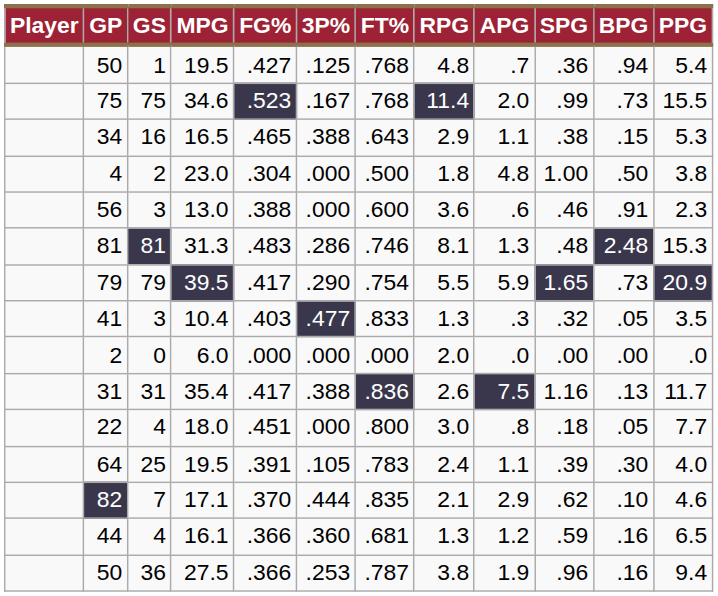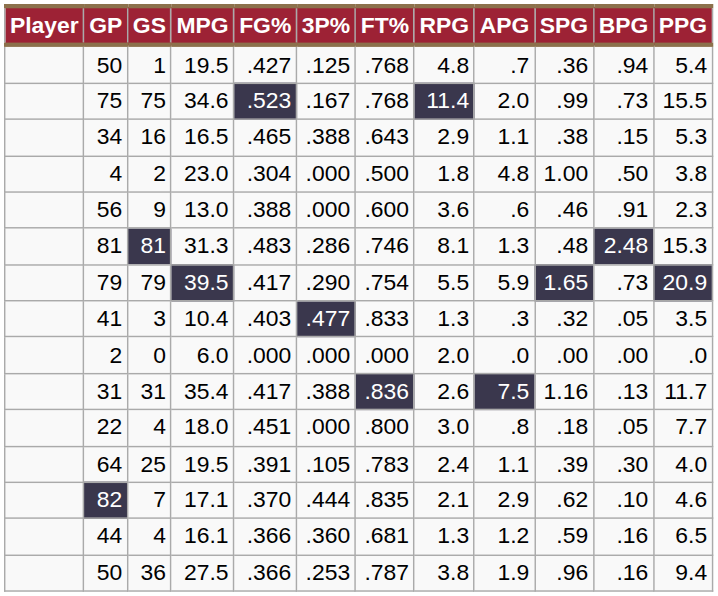(160, 209) 3 -> (160, 209) 9
